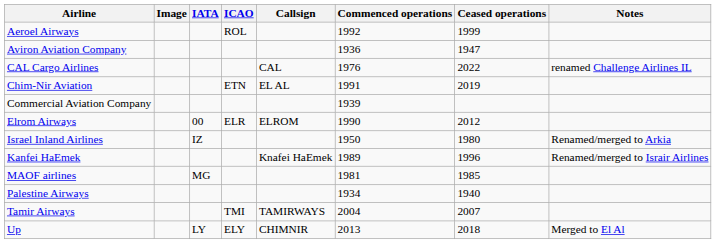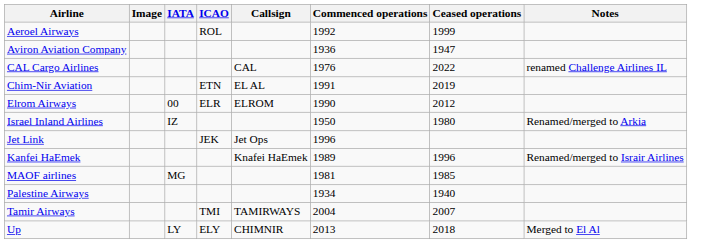- row: (79, 103)
+ row: (25, 139)
